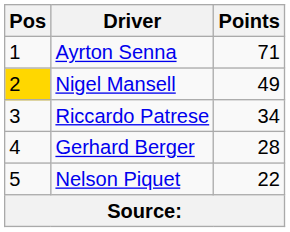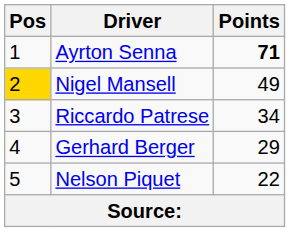(269, 52) normal -> (269, 52) bold
(269, 148) 28 -> (269, 148) 29
